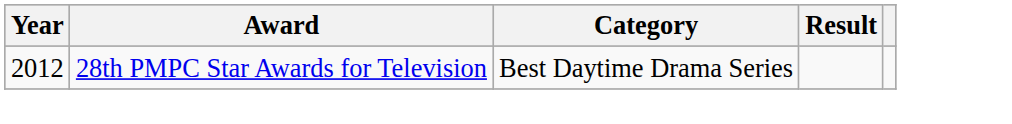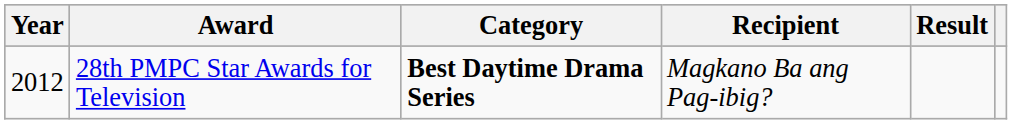+ column: (785, 25)
(646, 67) normal -> (525, 82) bold
